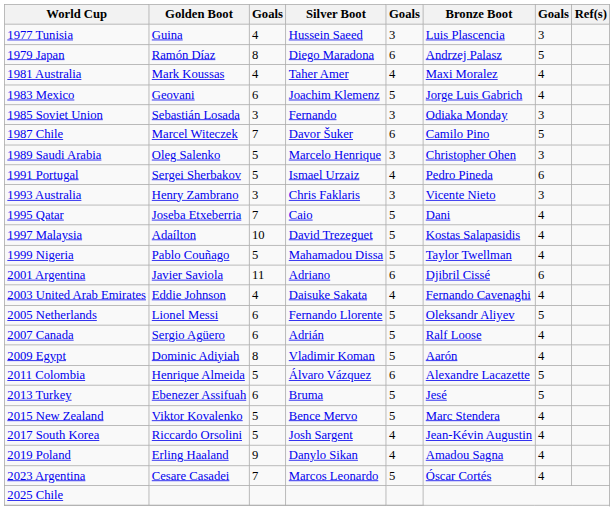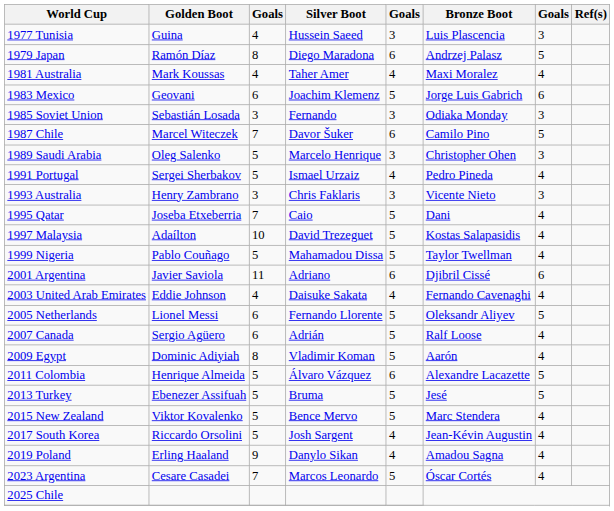(541, 94) 4 -> (541, 94) 6
(541, 174) 6 -> (541, 174) 4
(255, 395) 6 -> (255, 395) 5
